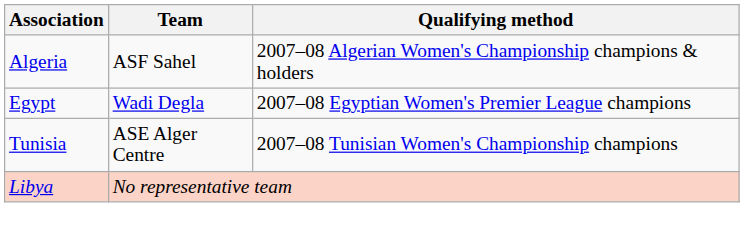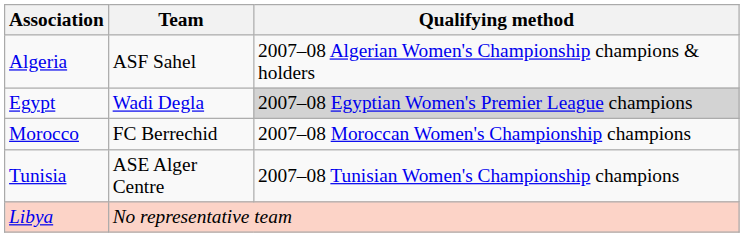(474, 103) no background -> (475, 103) lightgrey background
+ row: (44, 133)
